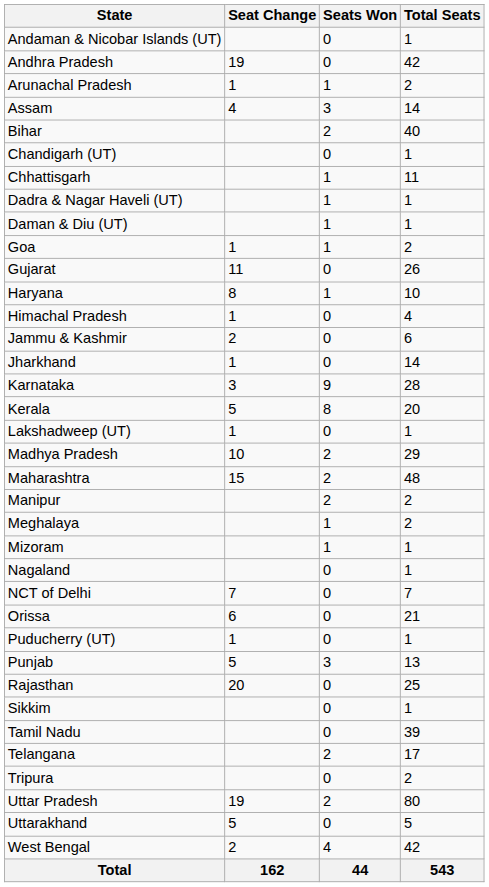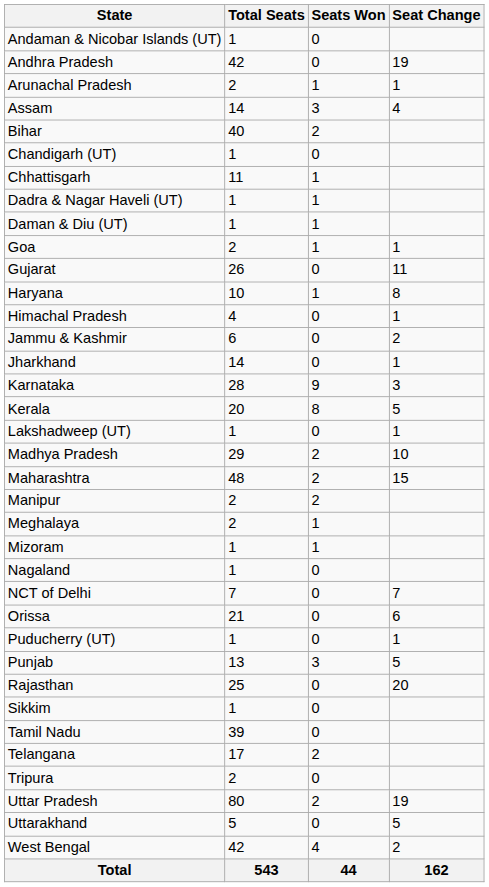columns swapped: (442, 16) <-> (272, 16)
